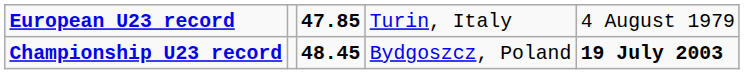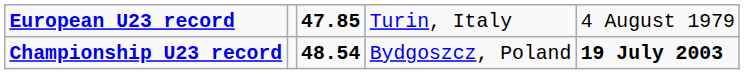(331, 53) 48.45 -> (331, 53) 48.54
